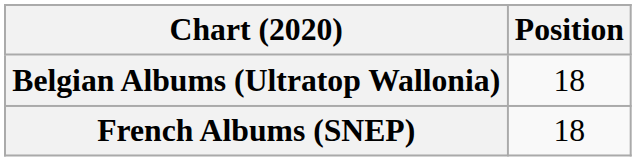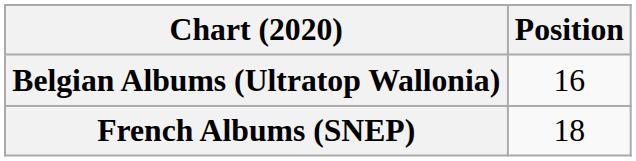(569, 79) 18 -> (569, 79) 16
